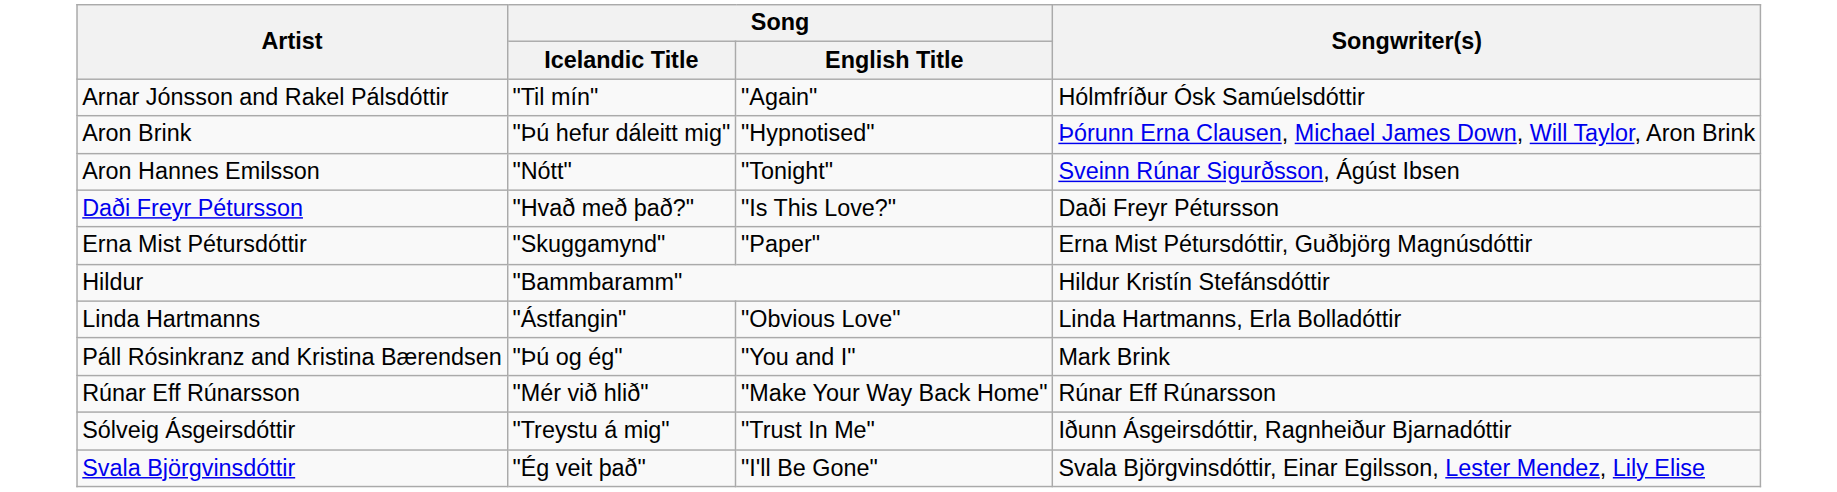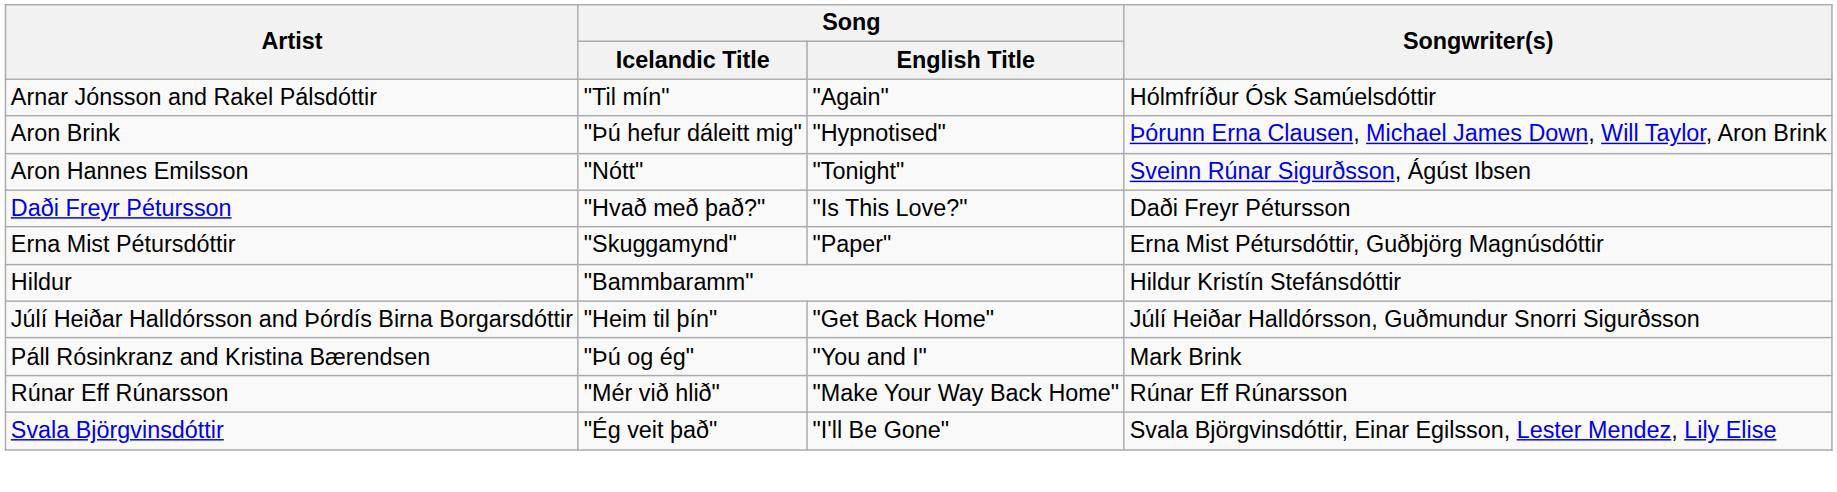+ row: (292, 319)
- row: (171, 319)
- row: (189, 430)
